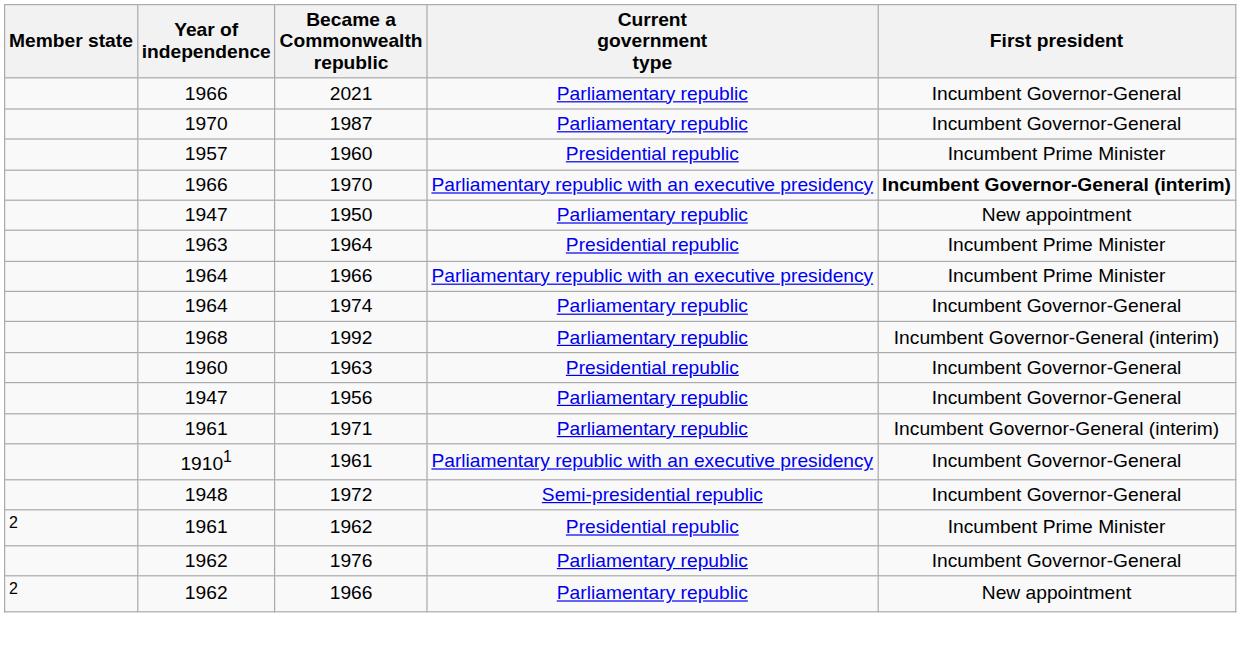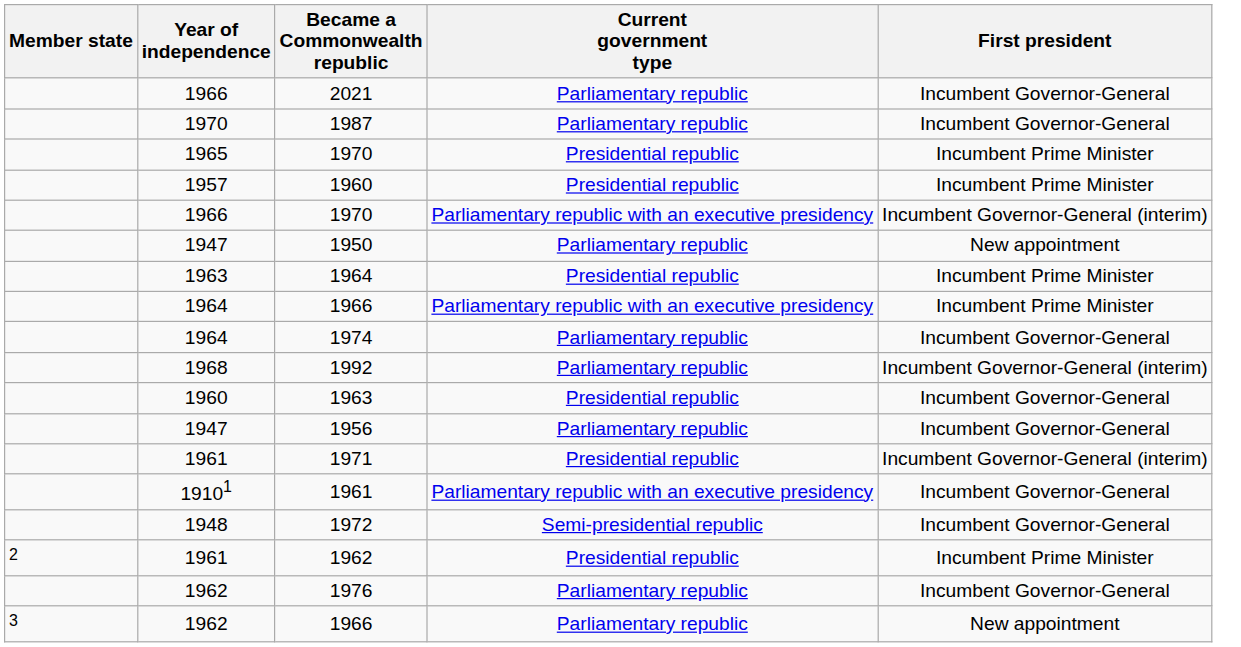+ row: (206, 154)
(1057, 184) bold -> (1045, 215) normal
(652, 428) Parliamentary republic -> (652, 458) Presidential republic
(13, 589) 2 -> (13, 620) 3
